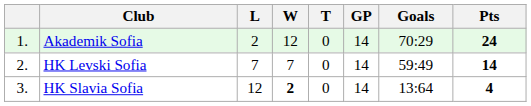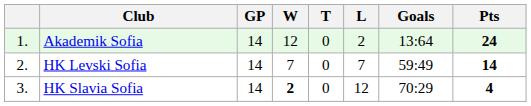columns swapped: (361, 16) <-> (255, 16)
(416, 40) 70:29 -> (416, 40) 13:64
(416, 88) 13:64 -> (416, 88) 70:29
